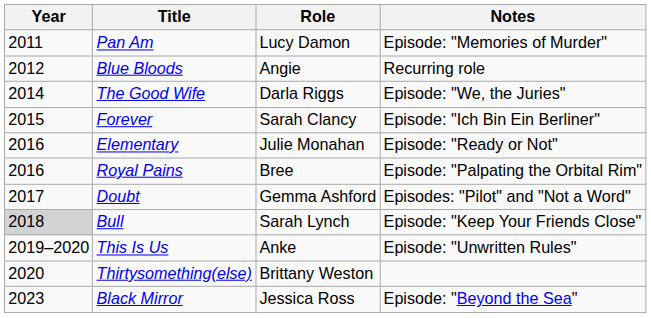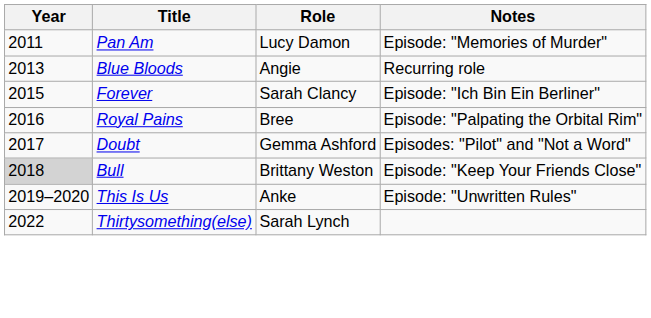(26, 68) 2012 -> (26, 68) 2013
- row: (151, 94)
- row: (137, 145)
(304, 222) Sarah Lynch -> (316, 171) Brittany Weston
(26, 273) 2020 -> (26, 222) 2022
(316, 273) Brittany Weston -> (304, 222) Sarah Lynch
- row: (140, 299)
